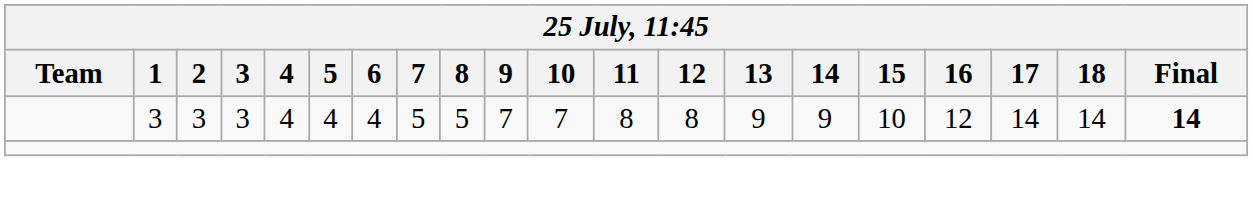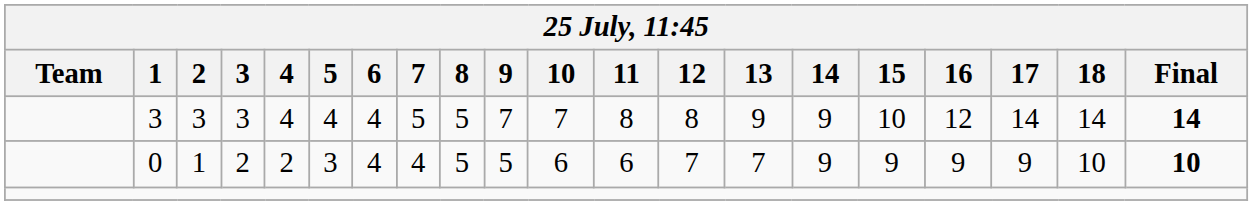+ row: (155, 163)
